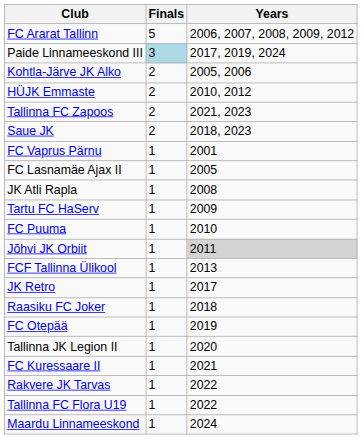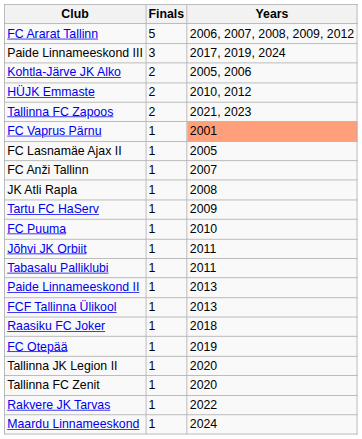(152, 53) lightblue background -> (152, 53) no background
- row: (31, 131)
(204, 151) no background -> (204, 131) lightsalmon background
+ row: (48, 170)
(203, 248) lightgrey background -> (203, 248) no background
+ row: (58, 268)
+ row: (73, 287)
- row: (31, 287)
+ row: (53, 385)
- row: (54, 365)
- row: (67, 405)
